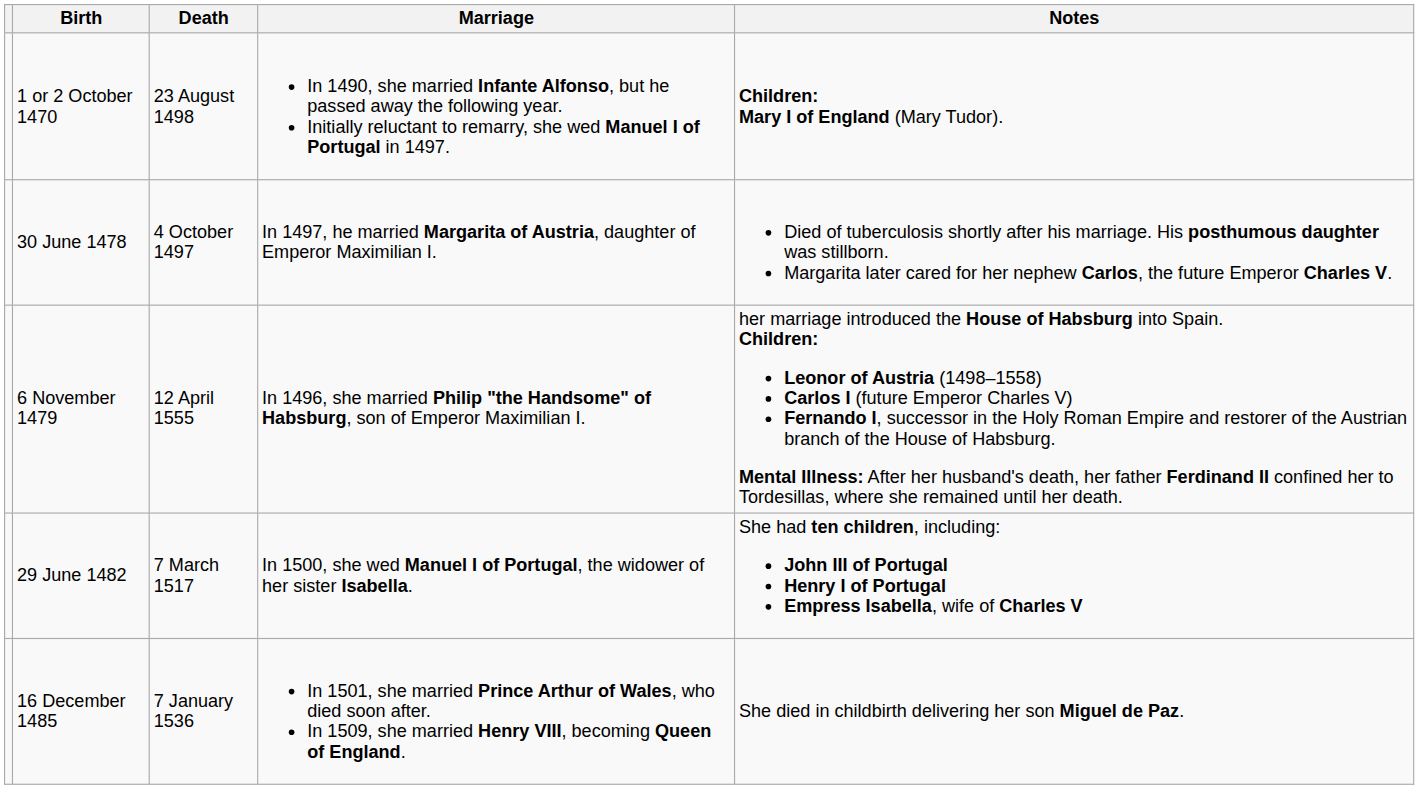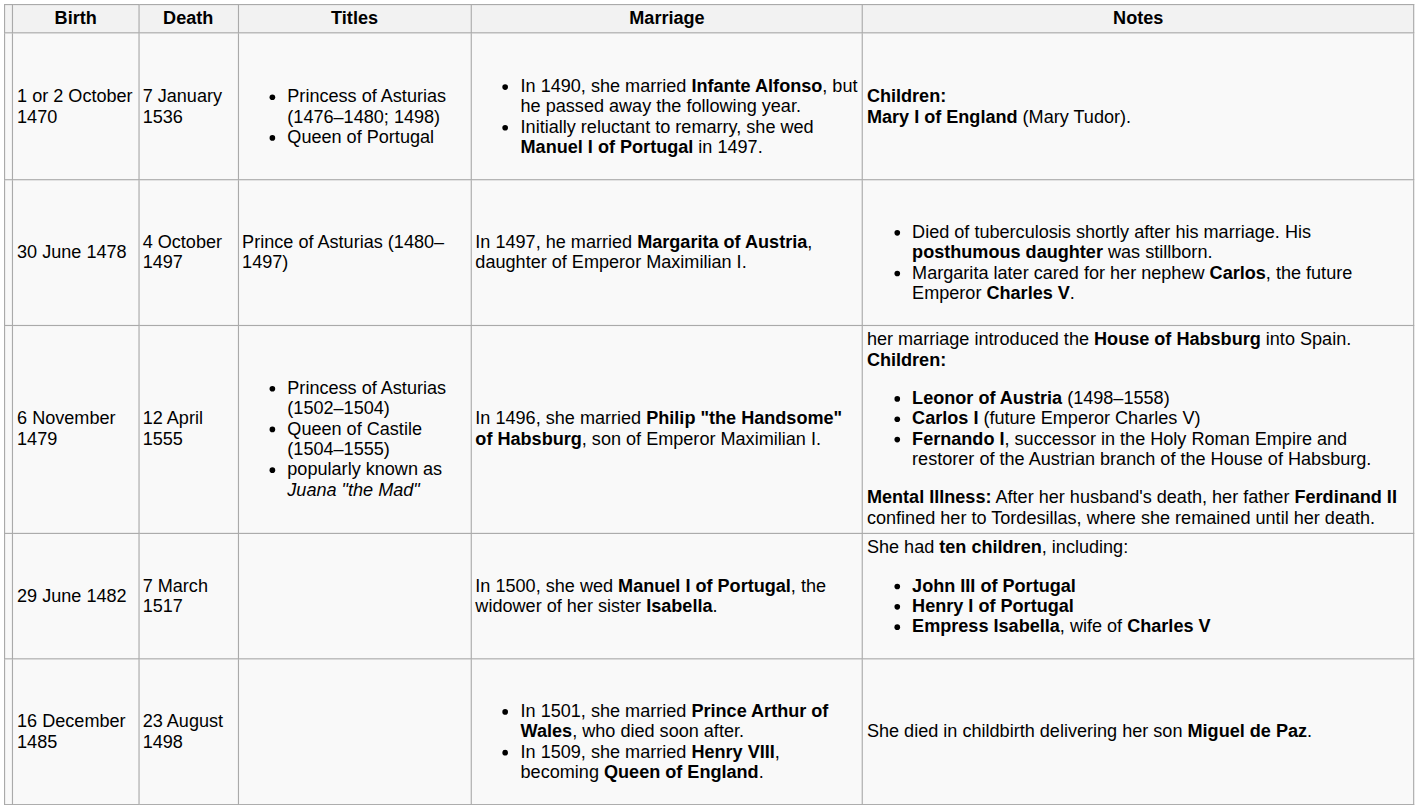+ column: (355, 18)
(194, 106) 23 August 1498 -> (182, 106) 7 January 1536
(193, 711) 7 January 1536 -> (183, 731) 23 August 1498
